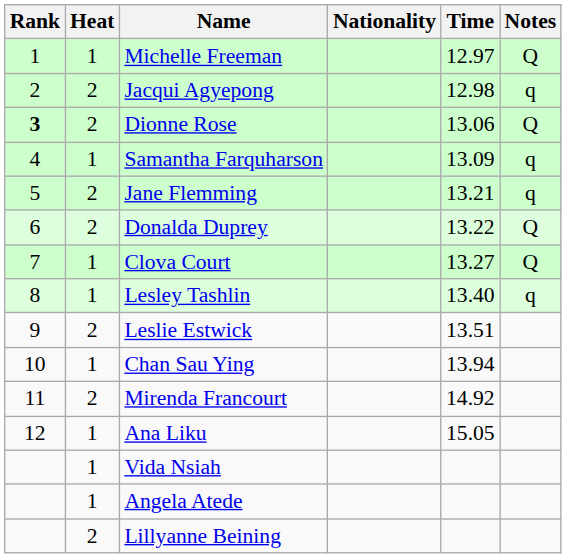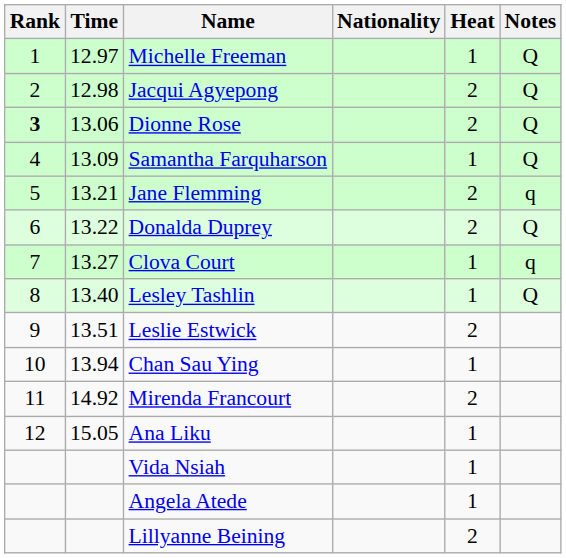columns swapped: (92, 21) <-> (470, 21)
(530, 90) q -> (530, 90) Q
(530, 158) q -> (530, 158) Q
(530, 261) Q -> (530, 261) q
(530, 295) q -> (530, 295) Q
